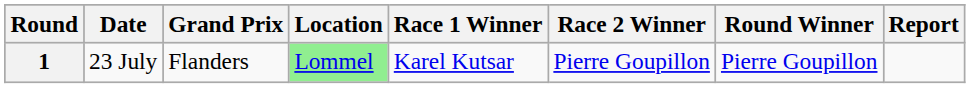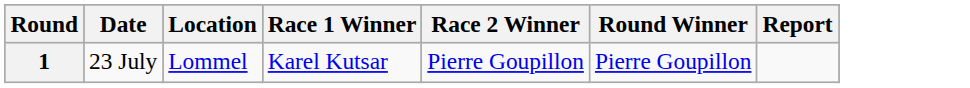- column: (226, 23)
(334, 61) lightgreen background -> (208, 61) no background
